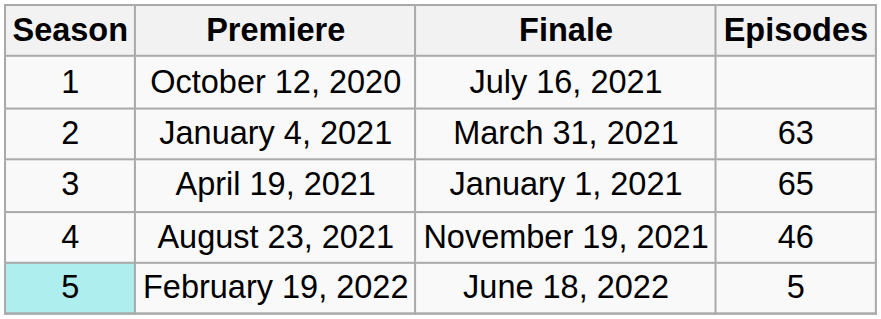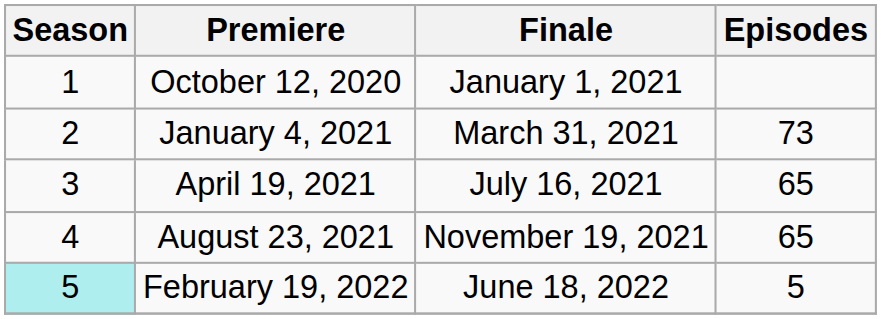(566, 81) July 16, 2021 -> (566, 81) January 1, 2021
(796, 133) 63 -> (796, 133) 73
(566, 184) January 1, 2021 -> (566, 184) July 16, 2021
(796, 236) 46 -> (796, 236) 65
